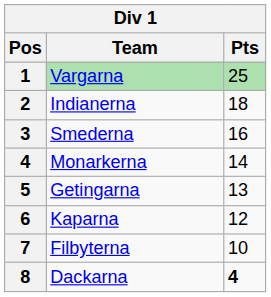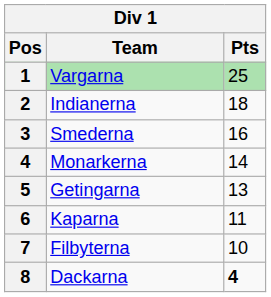(238, 219) 12 -> (237, 219) 11
